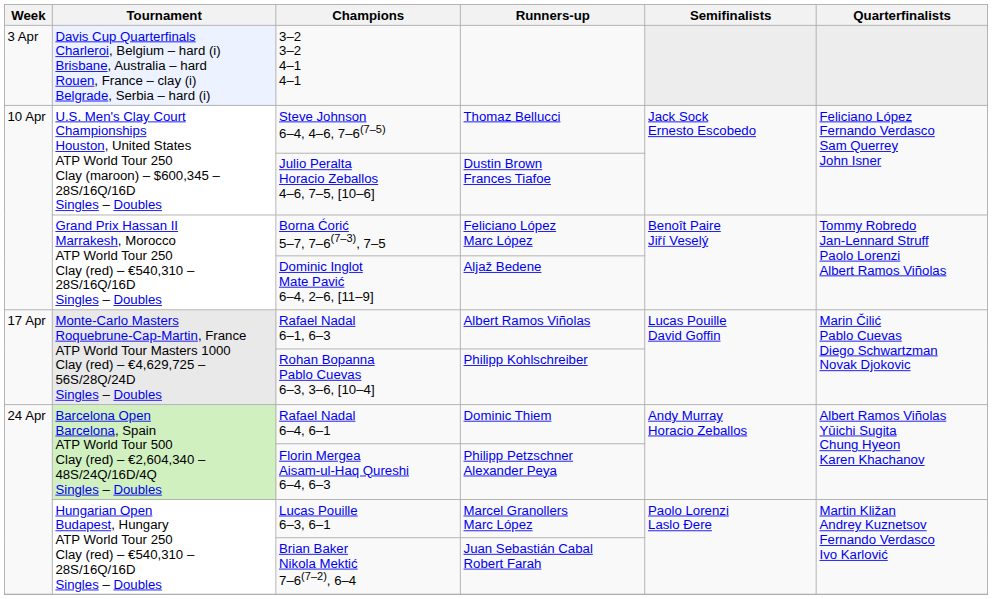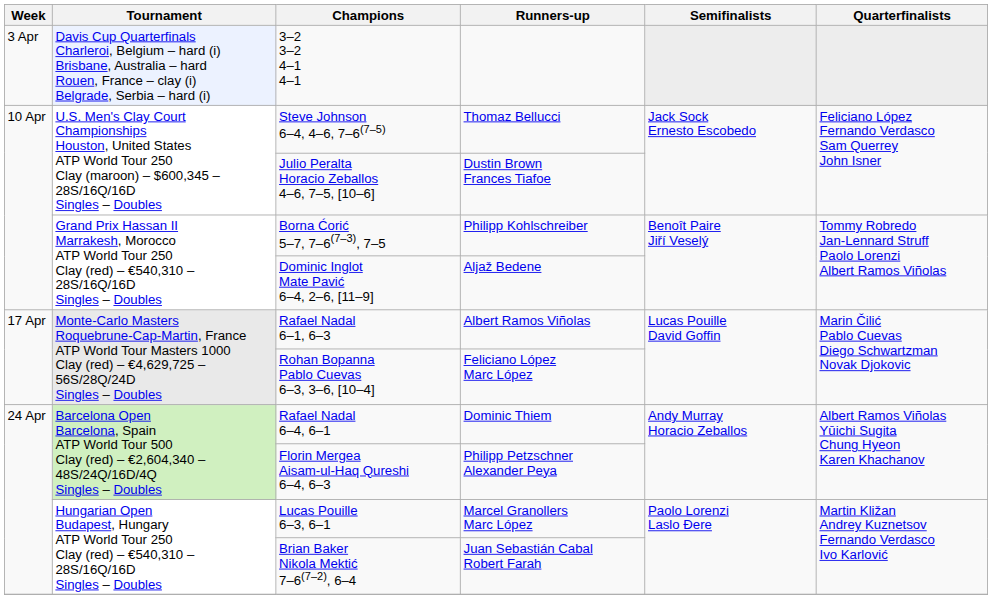(510, 233) Feliciano López Marc López -> (526, 226) Philipp Kohlschreiber
(526, 360) Philipp Kohlschreiber -> (510, 367) Feliciano López Marc López
